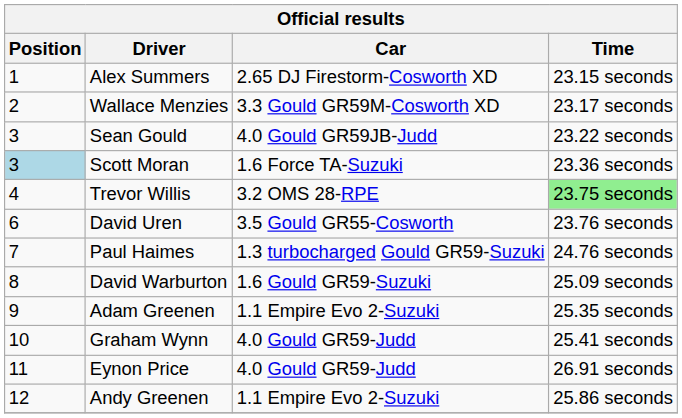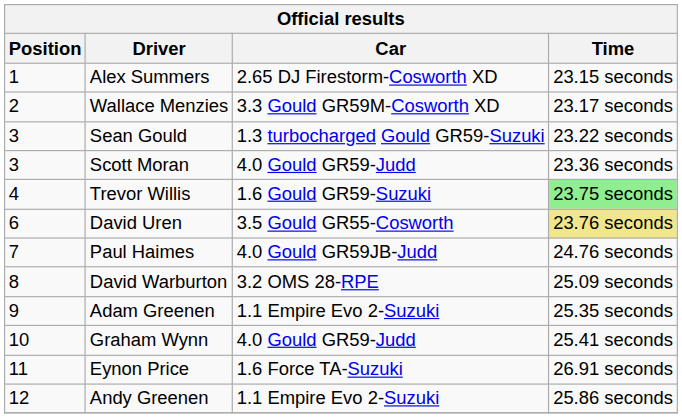(337, 135) 4.0 Gould GR59JB-Judd -> (391, 135) 1.3 turbocharged Gould GR59-Suzuki
(14, 164) lightblue background -> (14, 164) no background
(320, 164) 1.6 Force TA-Suzuki -> (326, 164) 4.0 Gould GR59-Judd
(308, 194) 3.2 OMS 28-RPE -> (334, 194) 1.6 Gould GR59-Suzuki
(613, 223) no background -> (613, 223) khaki background
(391, 252) 1.3 turbocharged Gould GR59-Suzuki -> (337, 252) 4.0 Gould GR59JB-Judd
(334, 281) 1.6 Gould GR59-Suzuki -> (308, 281) 3.2 OMS 28-RPE
(326, 369) 4.0 Gould GR59-Judd -> (320, 369) 1.6 Force TA-Suzuki
